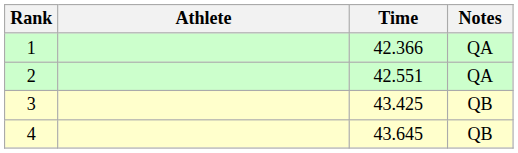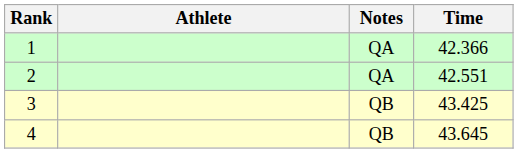columns swapped: (398, 18) <-> (480, 18)
